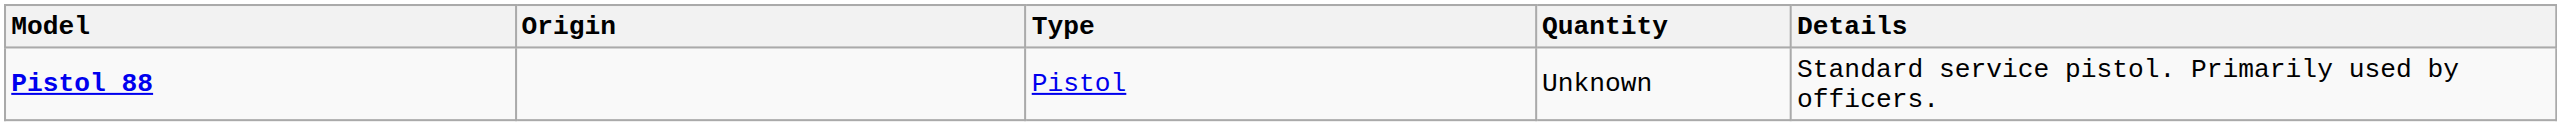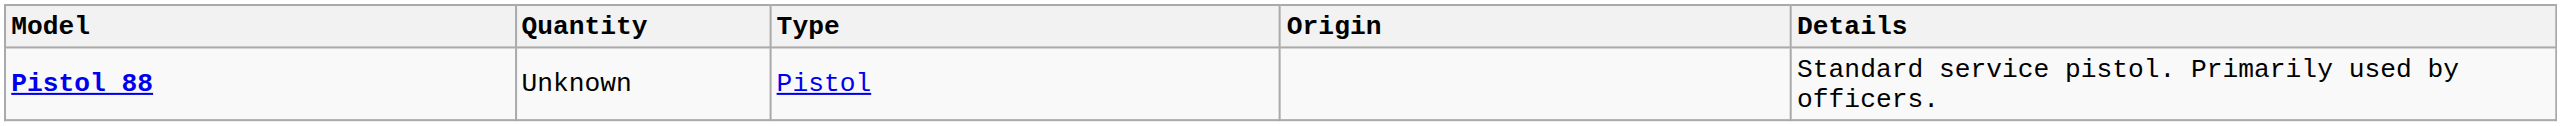columns swapped: (569, 26) <-> (1605, 26)
